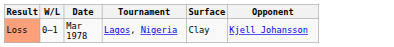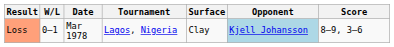+ column: (354, 11)
(269, 31) no background -> (269, 31) lightblue background
